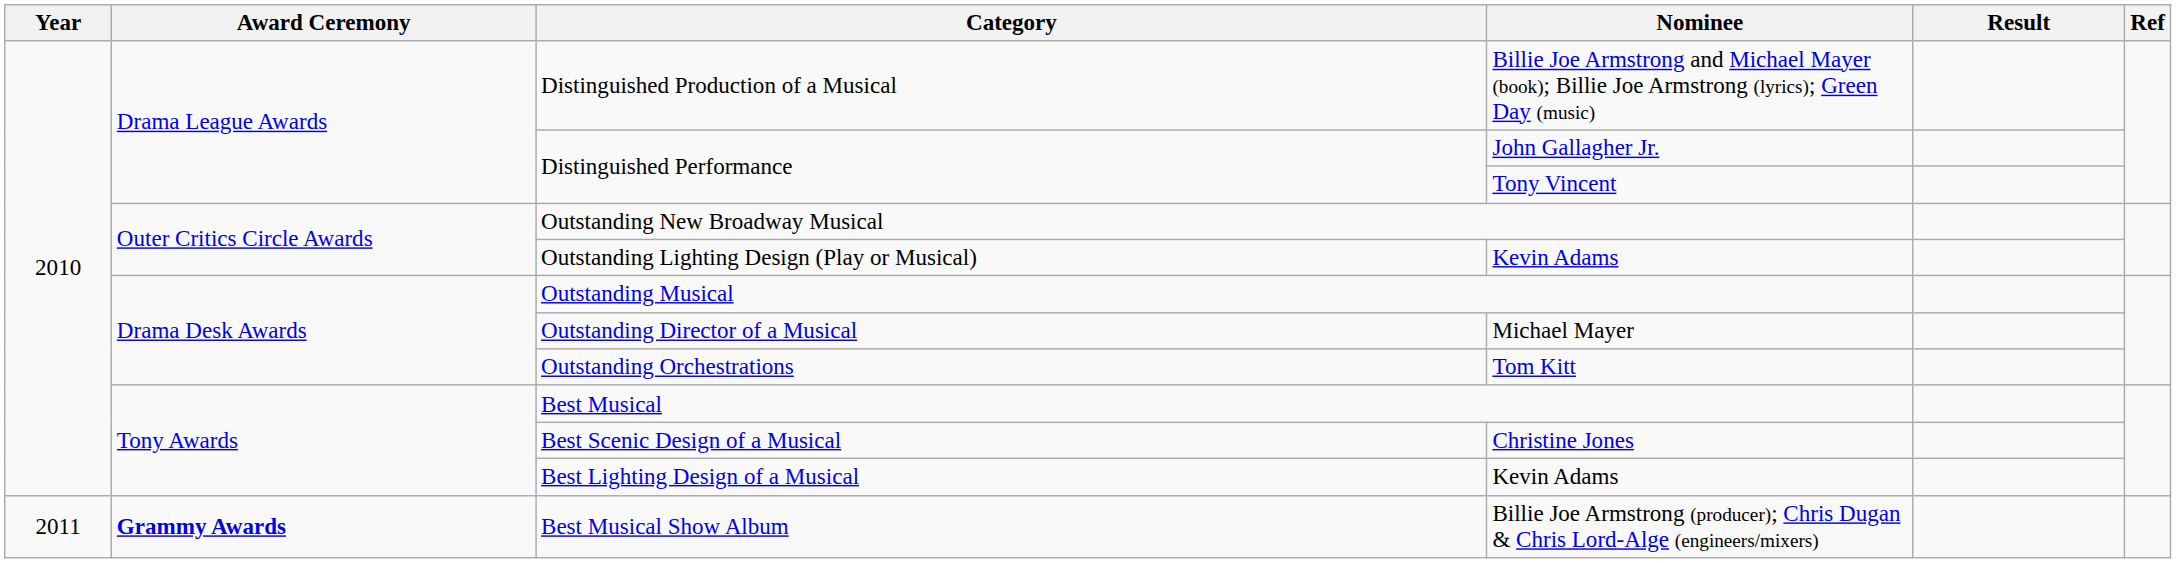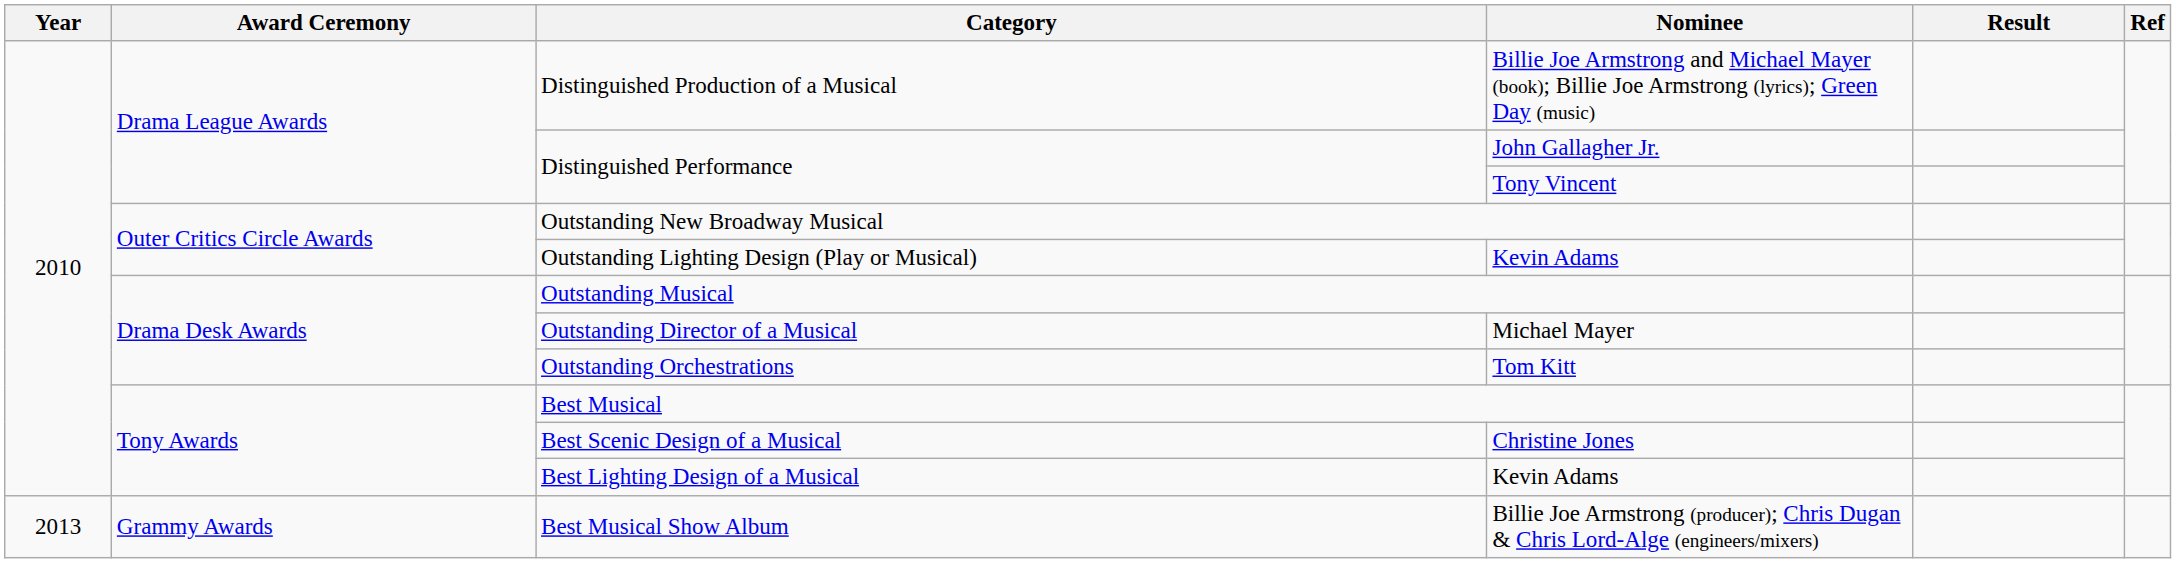(58, 526) 2011 -> (58, 526) 2013
(201, 526) bold -> (195, 526) normal
